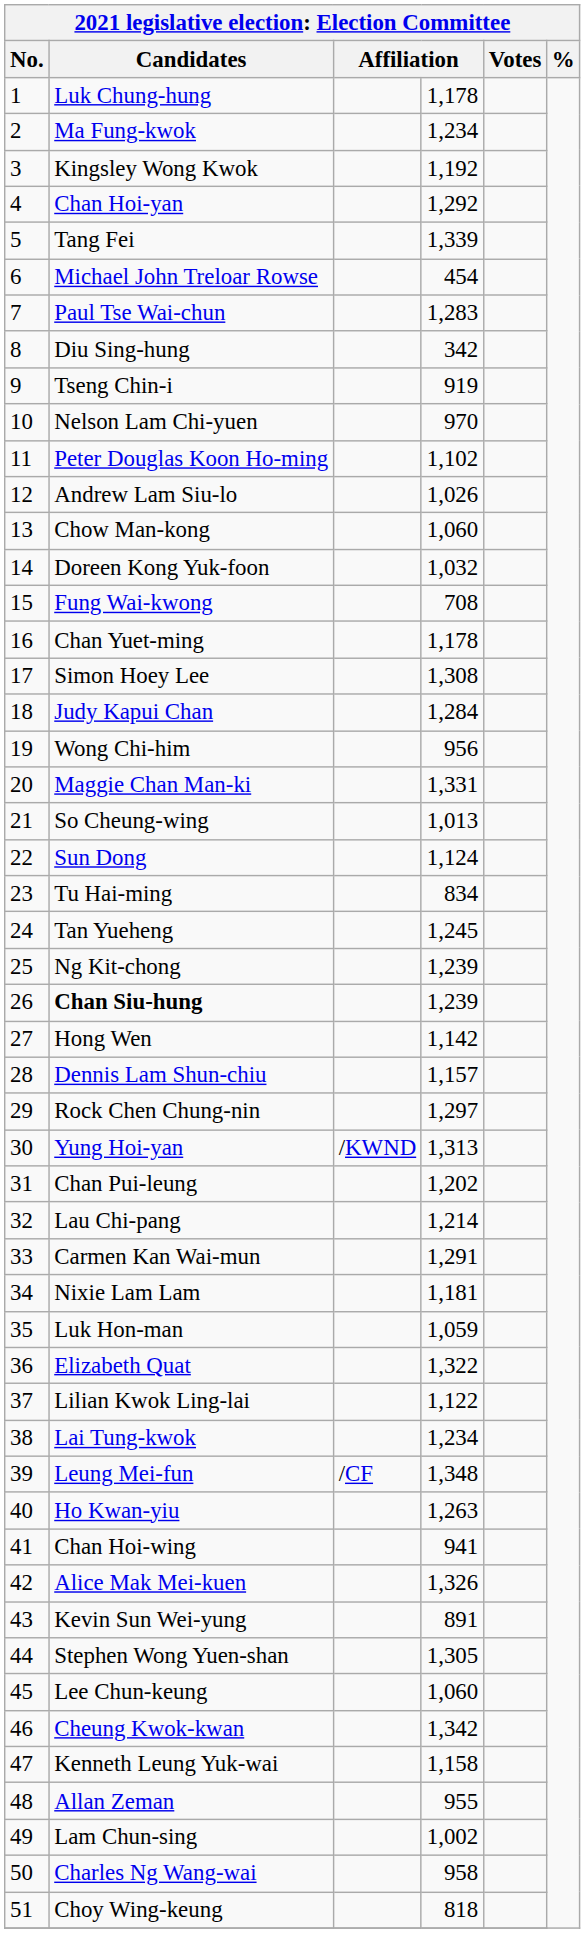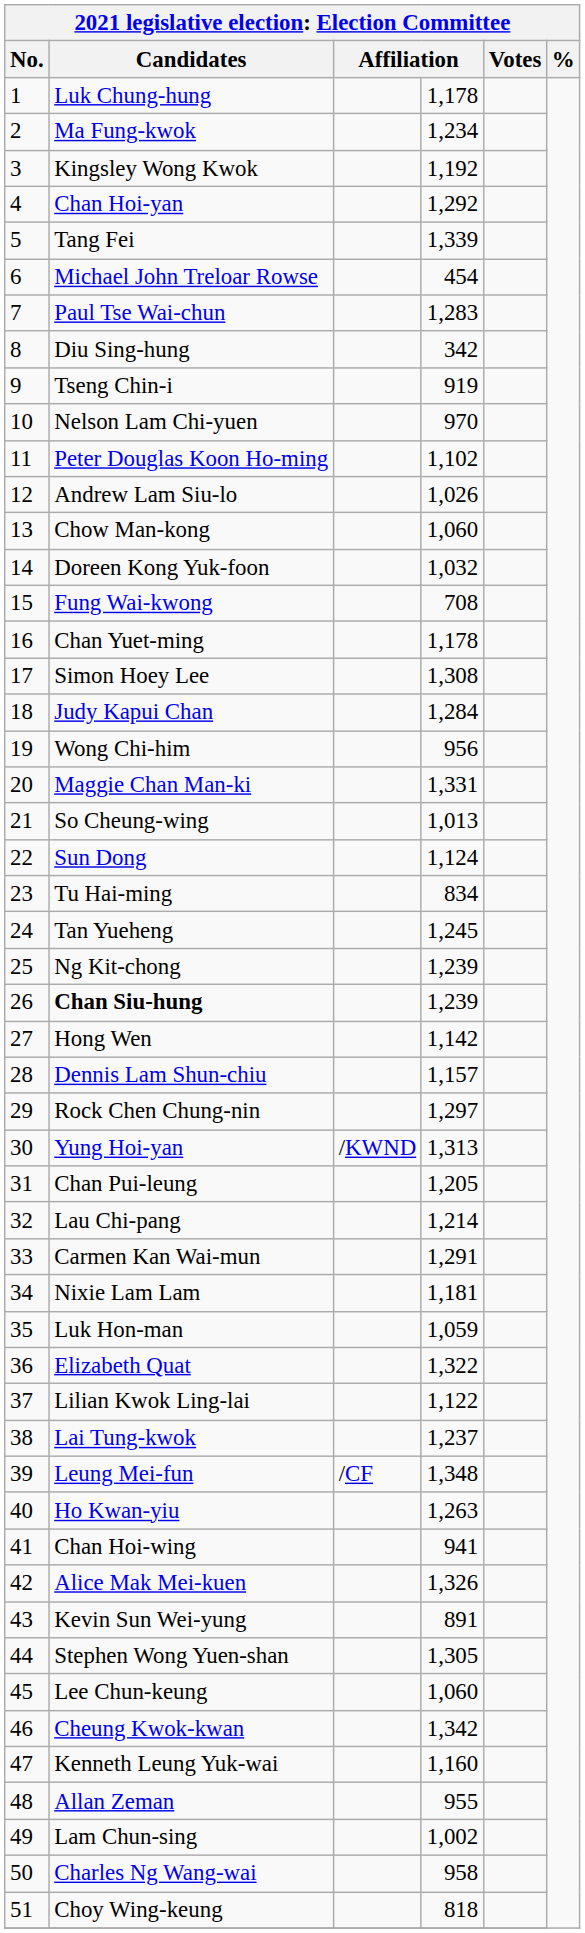(452, 1183) 1,202 -> (452, 1183) 1,205
(452, 1437) 1,234 -> (452, 1437) 1,237
(452, 1764) 1,158 -> (452, 1764) 1,160
